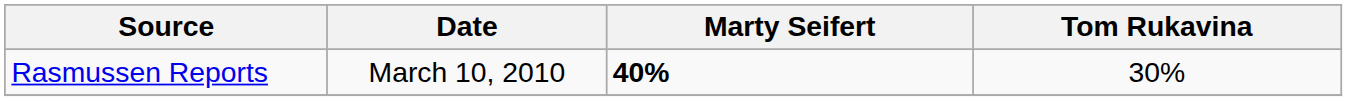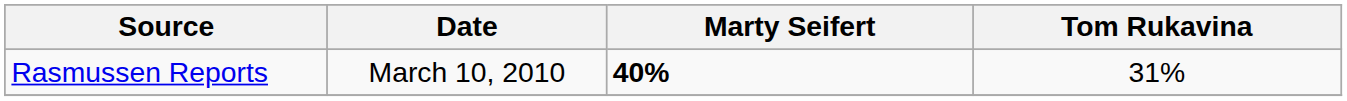(1157, 71) 30% -> (1157, 71) 31%
